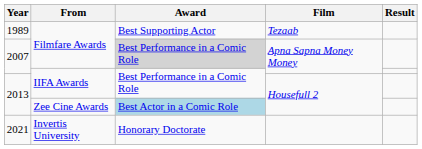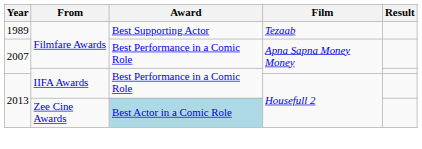(182, 53) lightgrey background -> (176, 53) no background
- row: (18, 130)
